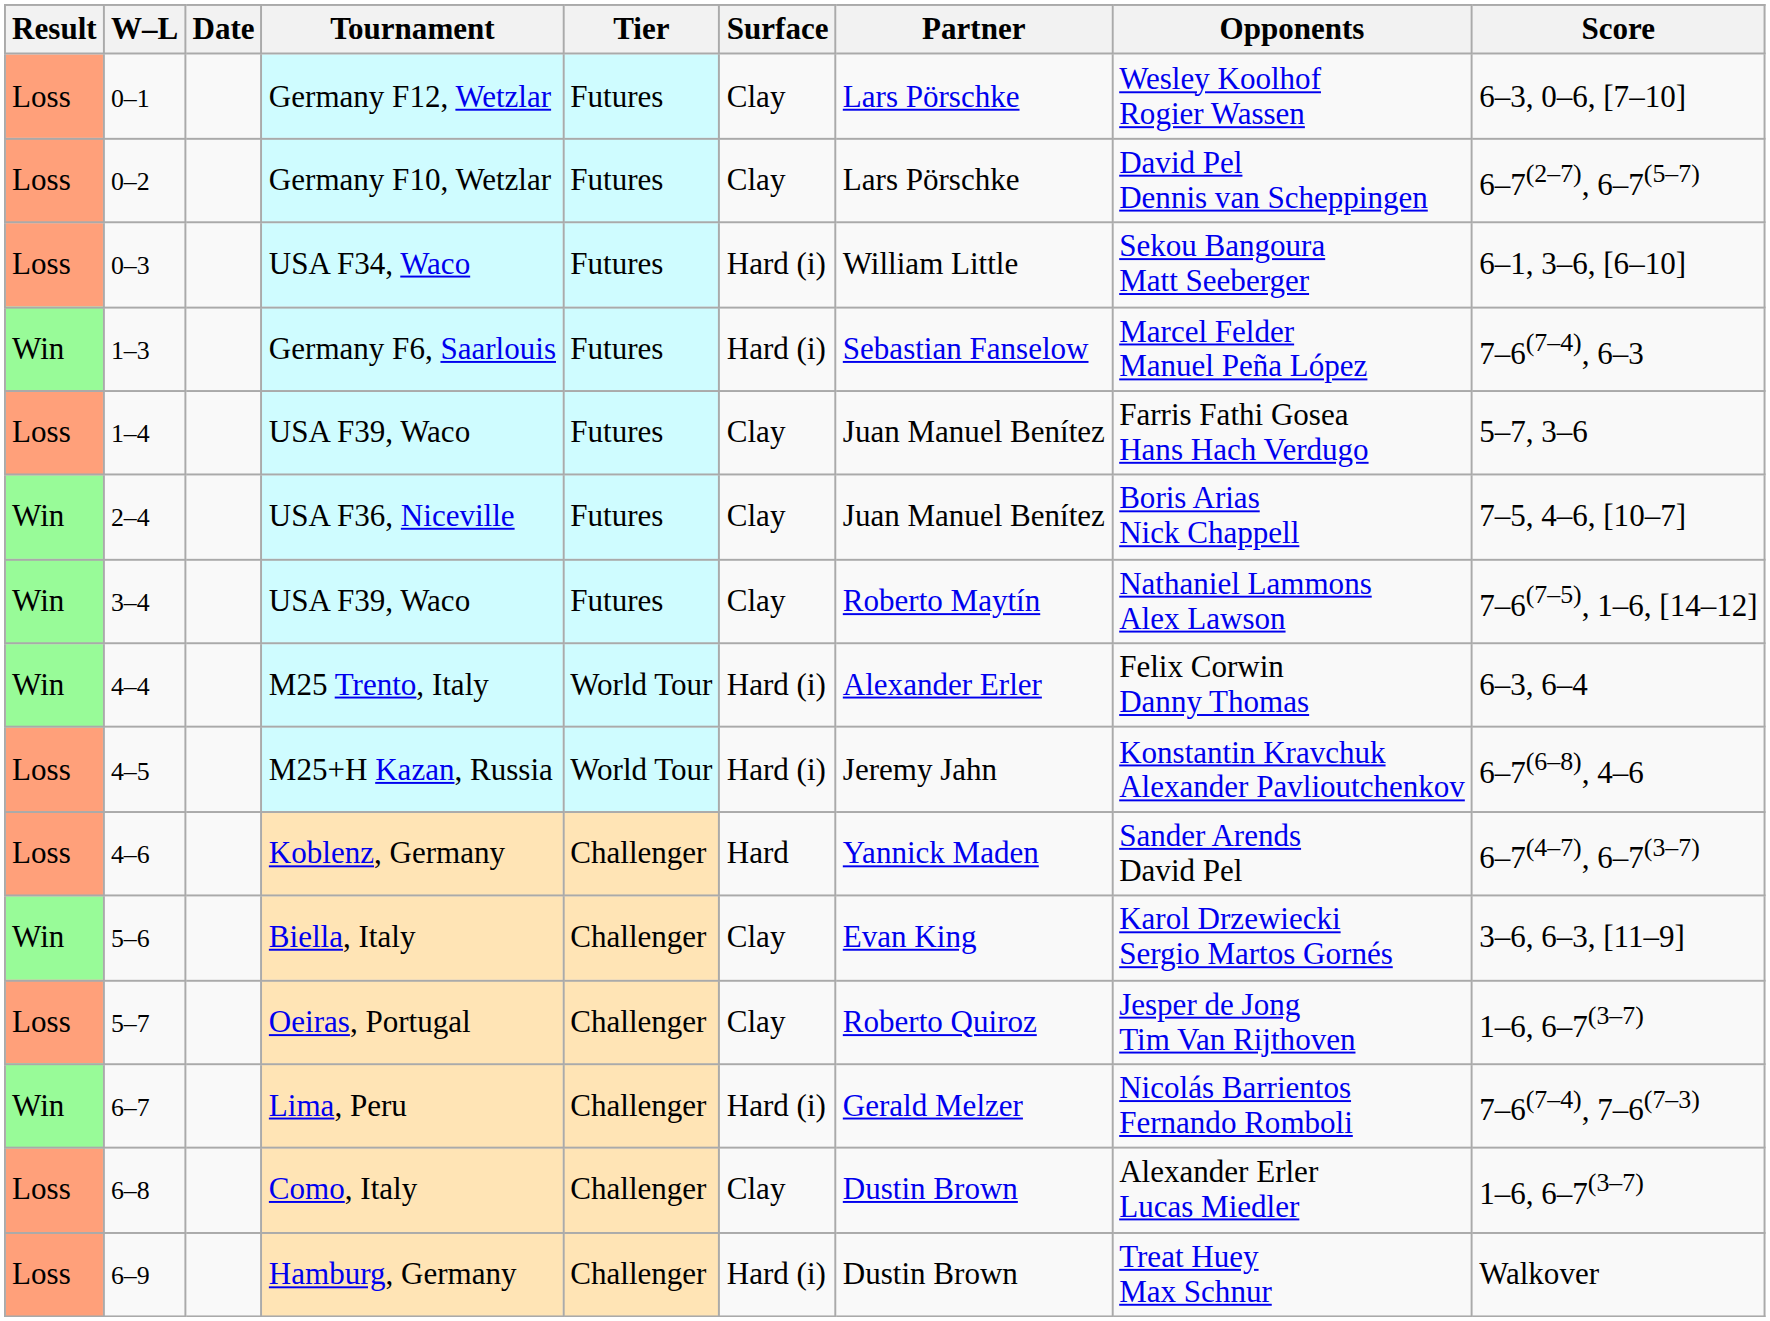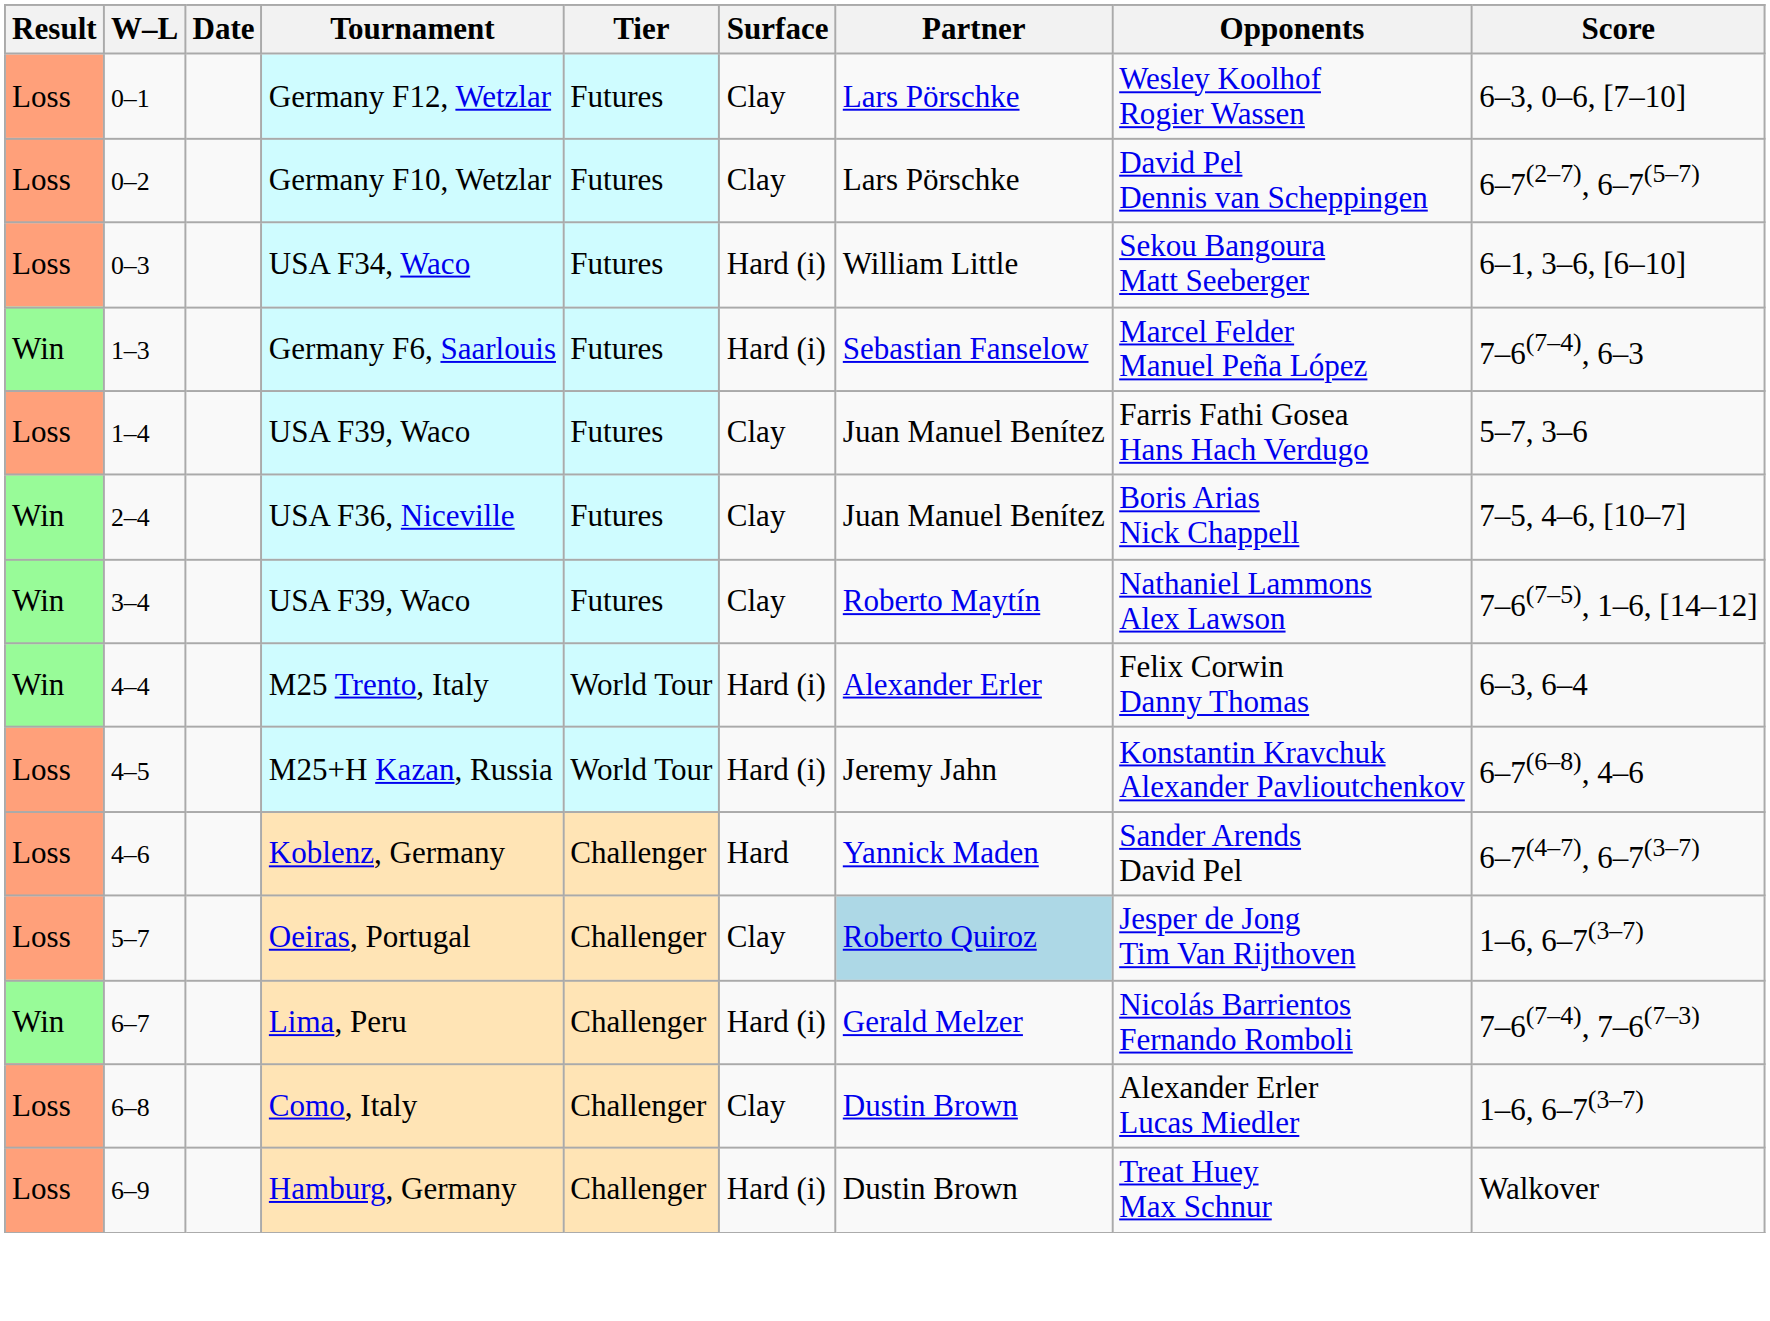- row: (130, 939)
(940, 1021) no background -> (940, 937) lightblue background
